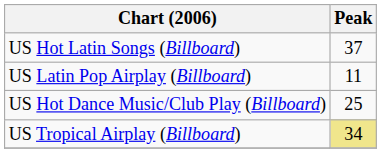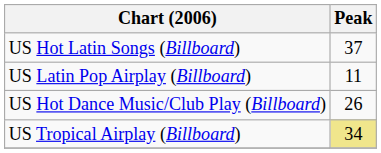(353, 104) 25 -> (353, 104) 26
